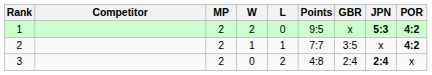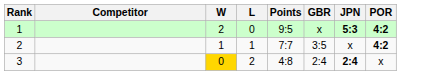- column: (221, 12)
(252, 62) no background -> (221, 62) gold background
